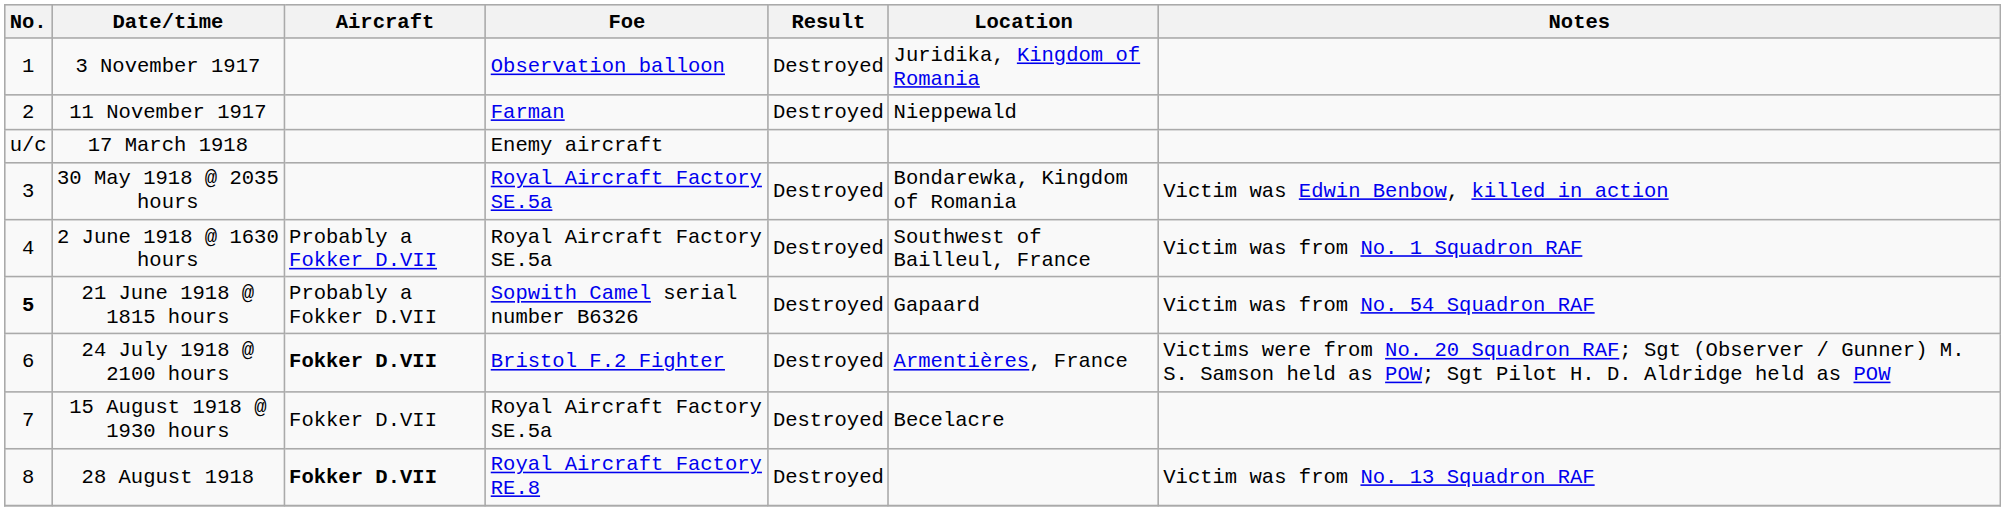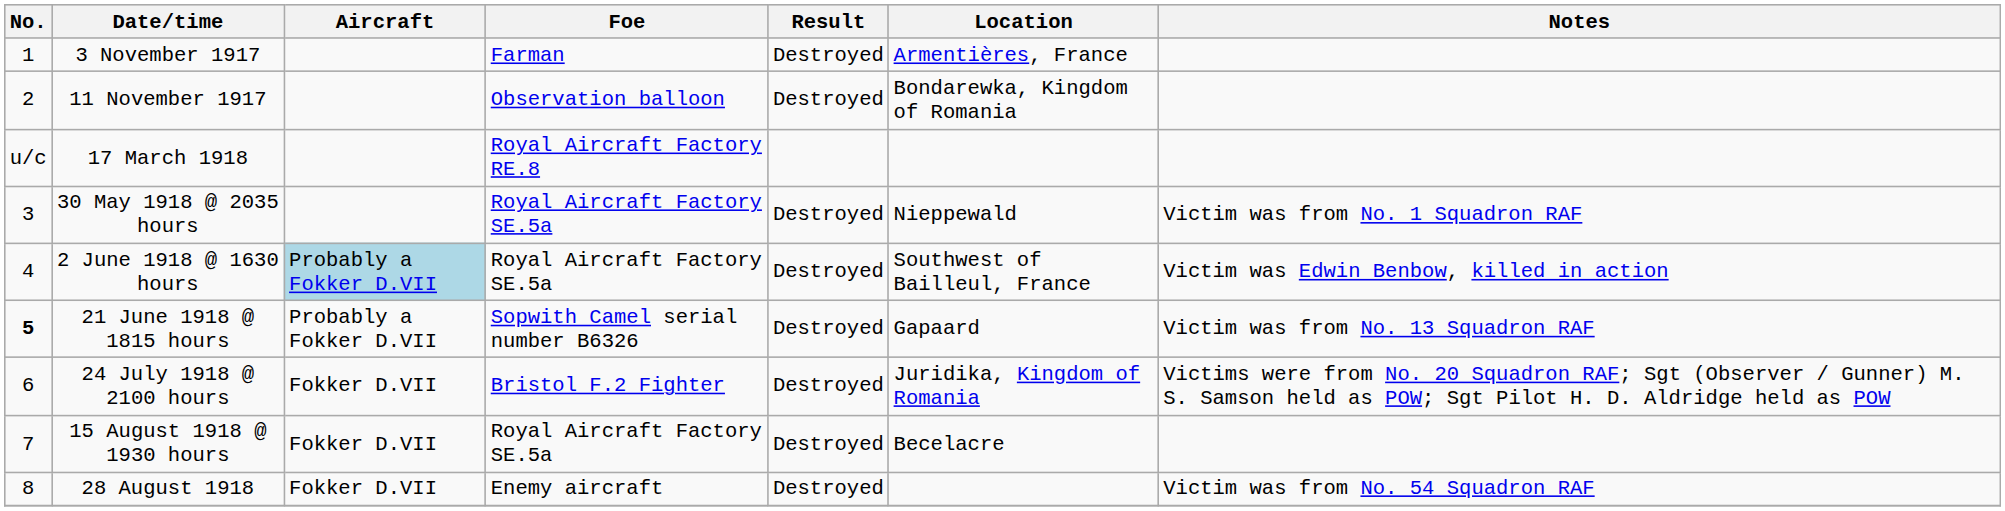(608, 67) Observation balloon -> (528, 55) Farman
(1017, 67) Juridika, Kingdom of Romania -> (1011, 55) Armentières, France
(528, 112) Farman -> (608, 100) Observation balloon
(955, 112) Nieppewald -> (1011, 100) Bondarewka, Kingdom of Romania
(577, 146) Enemy aircraft -> (626, 158) Royal Aircraft Factory RE.8
(1011, 191) Bondarewka, Kingdom of Romania -> (955, 215) Nieppewald
(1416, 191) Victim was Edwin Benbow, killed in action -> (1373, 215) Victim was from No. 1 Squadron RAF
(363, 248) no background -> (363, 272) lightblue background
(1373, 248) Victim was from No. 1 Squadron RAF -> (1416, 272) Victim was Edwin Benbow, killed in action
(1379, 305) Victim was from No. 54 Squadron RAF -> (1379, 329) Victim was from No. 13 Squadron RAF
(363, 363) bold -> (363, 386) normal
(1011, 363) Armentières, France -> (1017, 386) Juridika, Kingdom of Romania
(363, 477) bold -> (363, 489) normal
(626, 477) Royal Aircraft Factory RE.8 -> (577, 489) Enemy aircraft
(1379, 477) Victim was from No. 13 Squadron RAF -> (1379, 489) Victim was from No. 54 Squadron RAF
